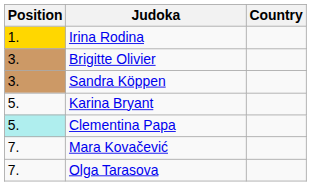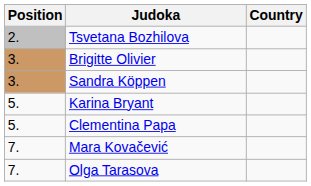- row: (106, 37)
+ row: (129, 37)
(13, 125) paleturquoise background -> (13, 125) no background
